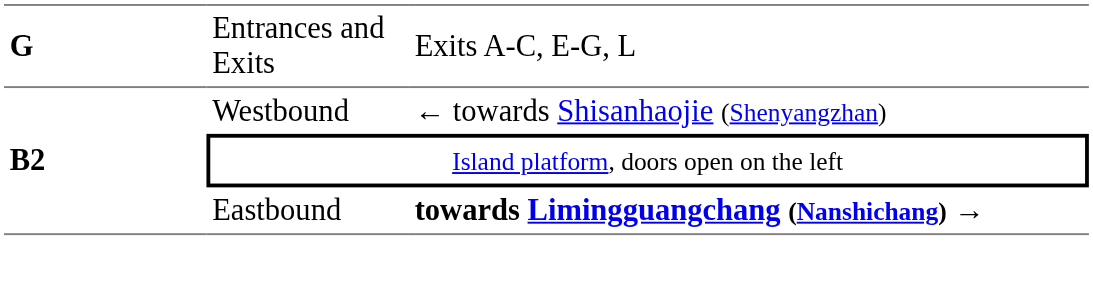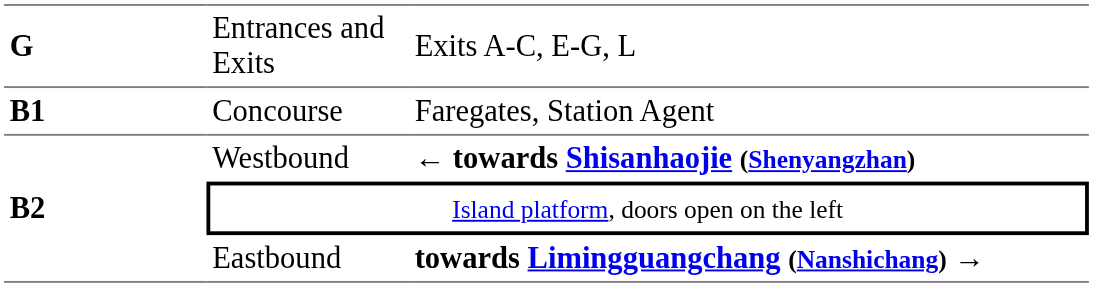+ row: (278, 110)
(651, 110) normal -> (665, 158) bold
